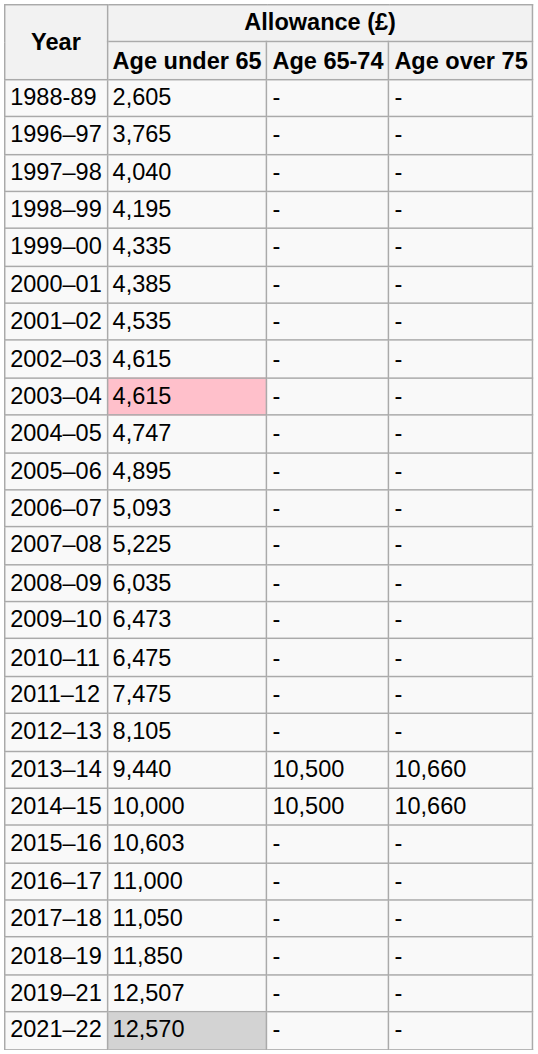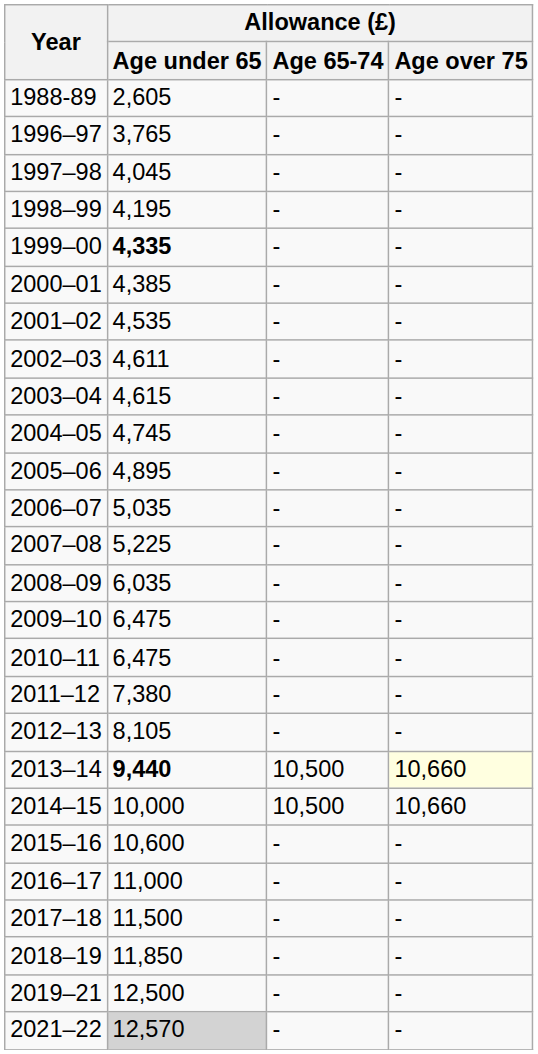(142, 172) 4,040 -> (142, 172) 4,045
(142, 246) normal -> (142, 246) bold
(142, 358) 4,615 -> (141, 358) 4,611
(142, 396) pink background -> (142, 396) no background
(142, 433) 4,747 -> (142, 433) 4,745
(142, 508) 5,093 -> (142, 508) 5,035
(142, 619) 6,473 -> (142, 619) 6,475
(142, 694) 7,475 -> (142, 694) 7,380
(142, 769) normal -> (142, 769) bold
(430, 769) no background -> (430, 769) lightyellow background
(149, 843) 10,603 -> (149, 843) 10,600
(148, 918) 11,050 -> (148, 918) 11,500
(149, 992) 12,507 -> (149, 992) 12,500
